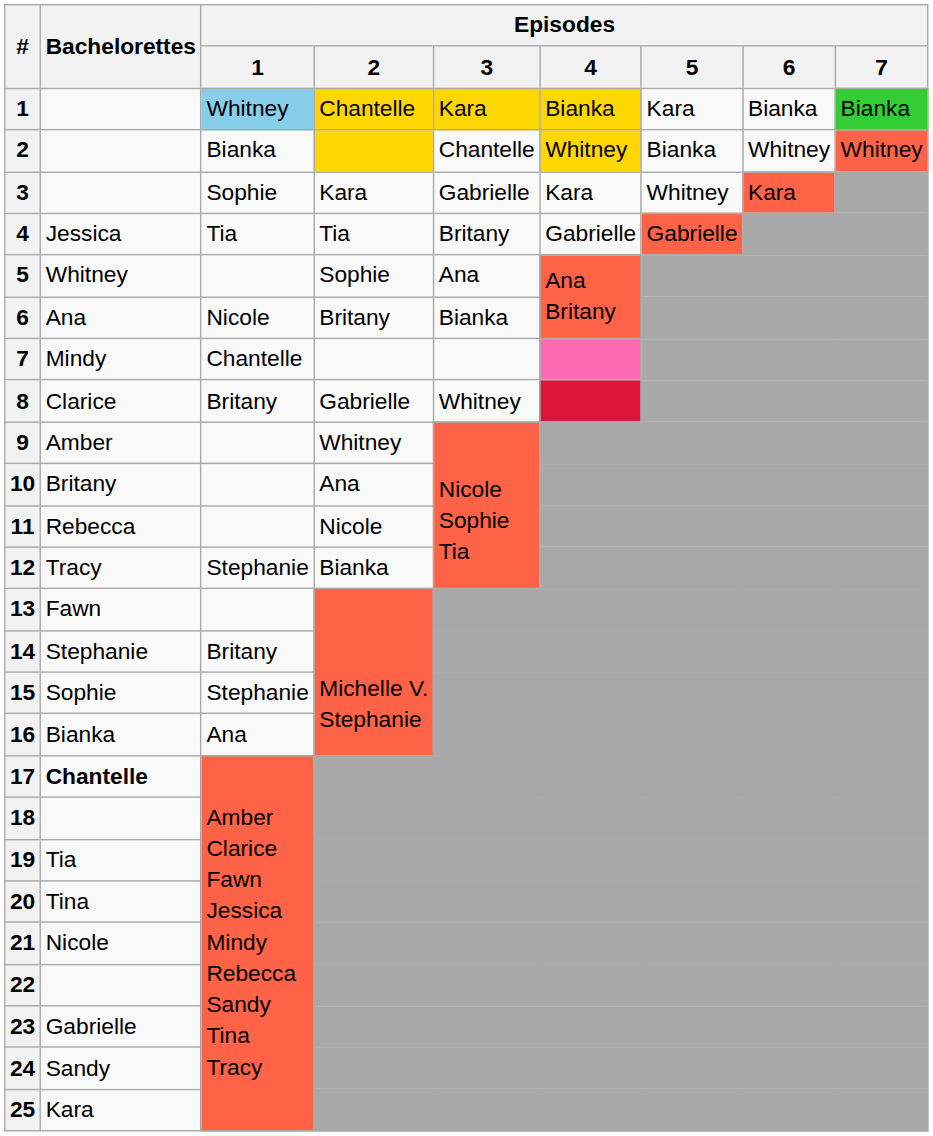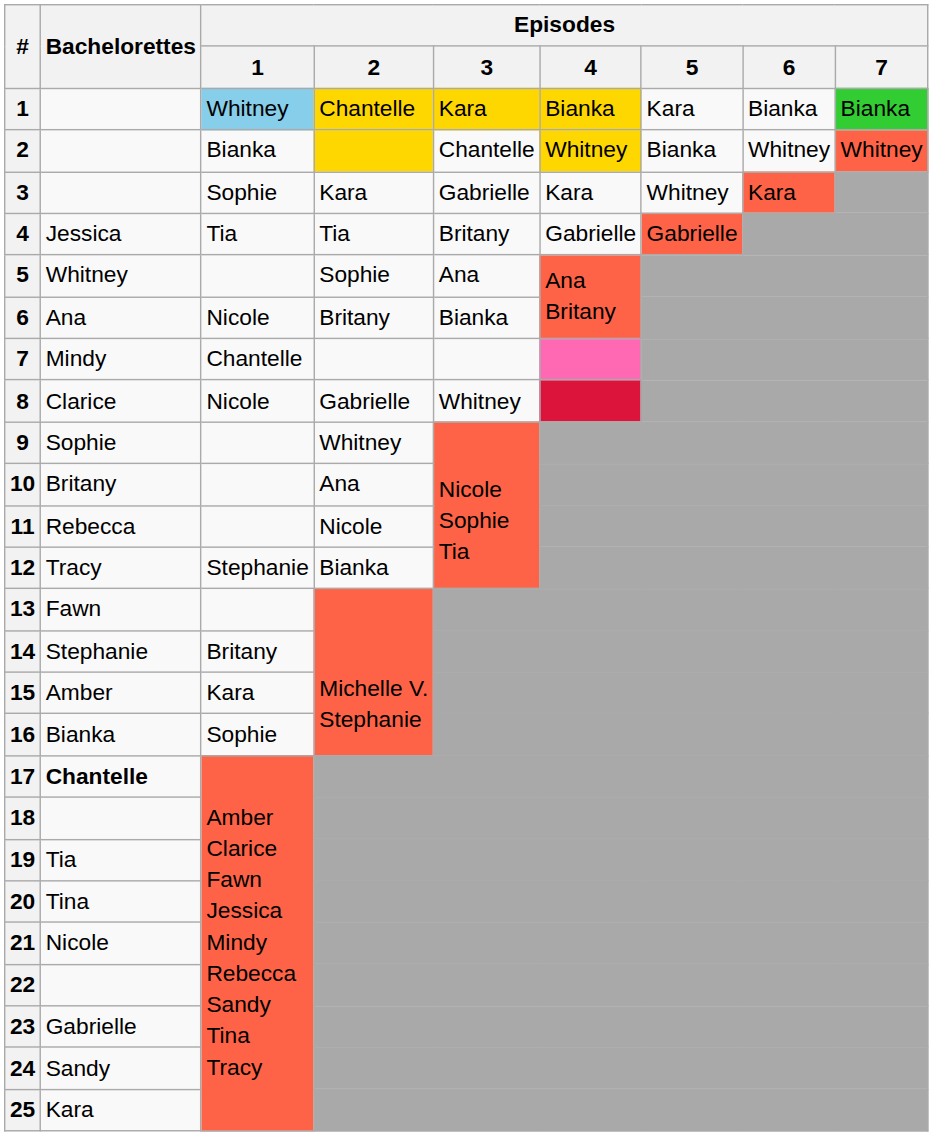(242, 400) Britany -> (238, 400) Nicole
(79, 442) Amber -> (81, 442) Sophie
(81, 692) Sophie -> (79, 692) Amber
(258, 692) Stephanie -> (230, 692) Kara
(227, 734) Ana -> (242, 734) Sophie
